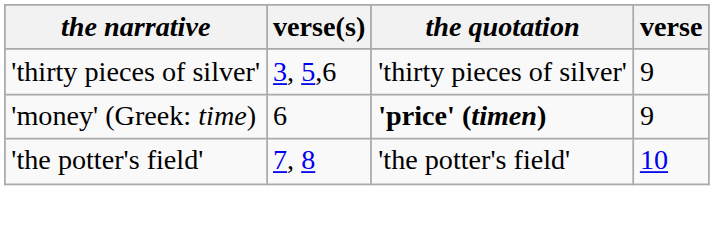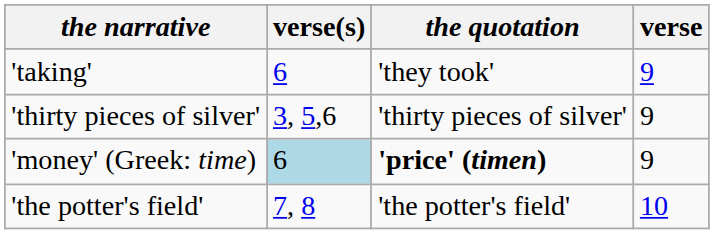+ row: (52, 71)
(280, 116) no background -> (280, 160) lightblue background
